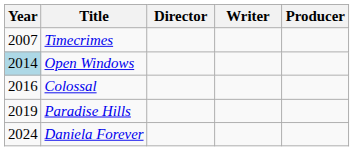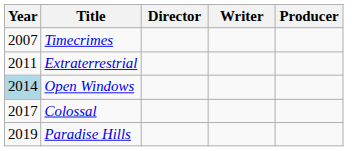+ row: (91, 63)
(23, 87) 2016 -> (23, 110) 2017
- row: (94, 134)
